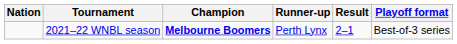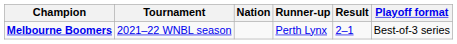columns swapped: (24, 13) <-> (218, 13)
